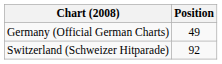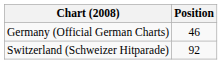(194, 31) 49 -> (194, 31) 46
